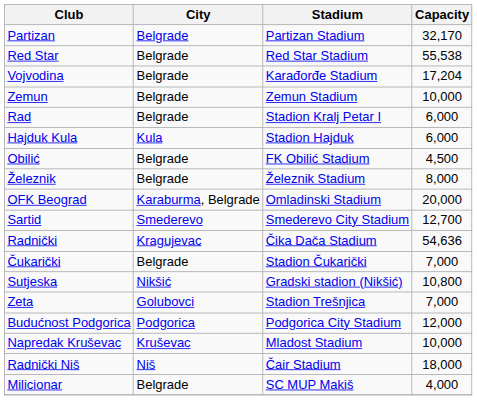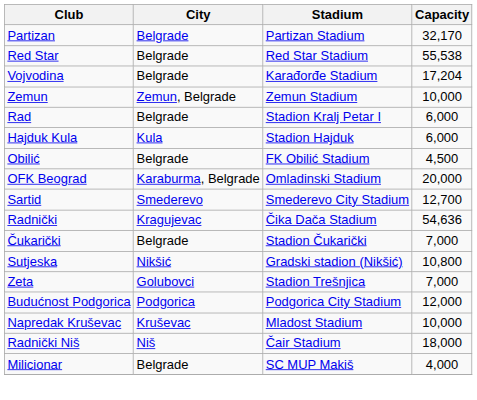(163, 96) Belgrade -> (186, 96) Zemun, Belgrade
- row: (32, 179)
